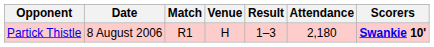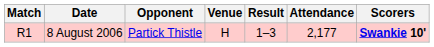columns swapped: (185, 13) <-> (44, 13)
(322, 32) 2,180 -> (322, 32) 2,177
